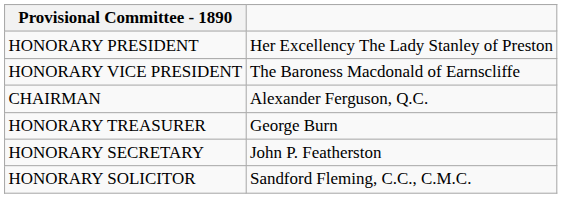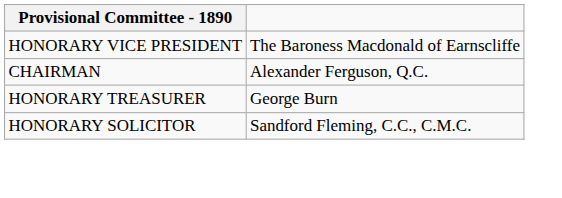- row: (104, 44)
- row: (106, 152)
